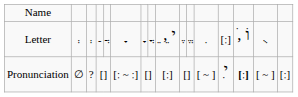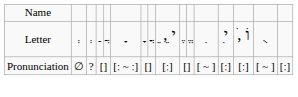(226, 39) [ː] -> (226, 34) ִי
(226, 69) ִי -> (226, 66) [ː]
(243, 74) bold -> (243, 66) normal
